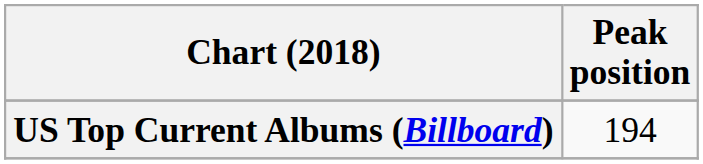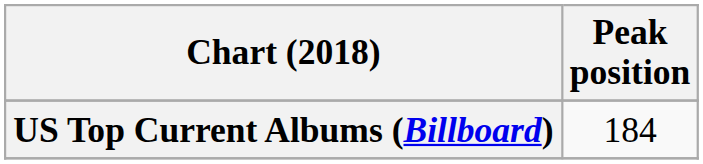(630, 128) 194 -> (630, 128) 184
